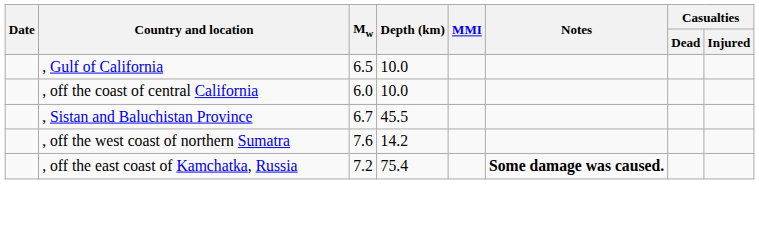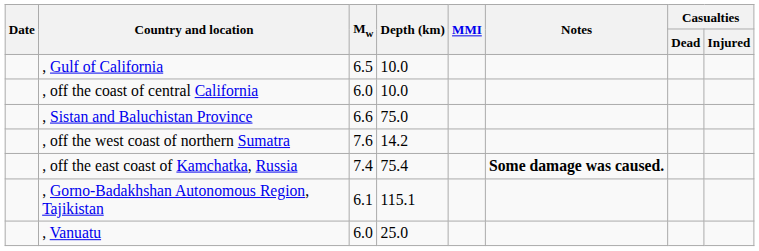(363, 116) 6.7 -> (363, 116) 6.6
(394, 116) 45.5 -> (394, 116) 75.0
(363, 166) 7.2 -> (363, 166) 7.4
+ row: (176, 199)
+ row: (72, 233)
